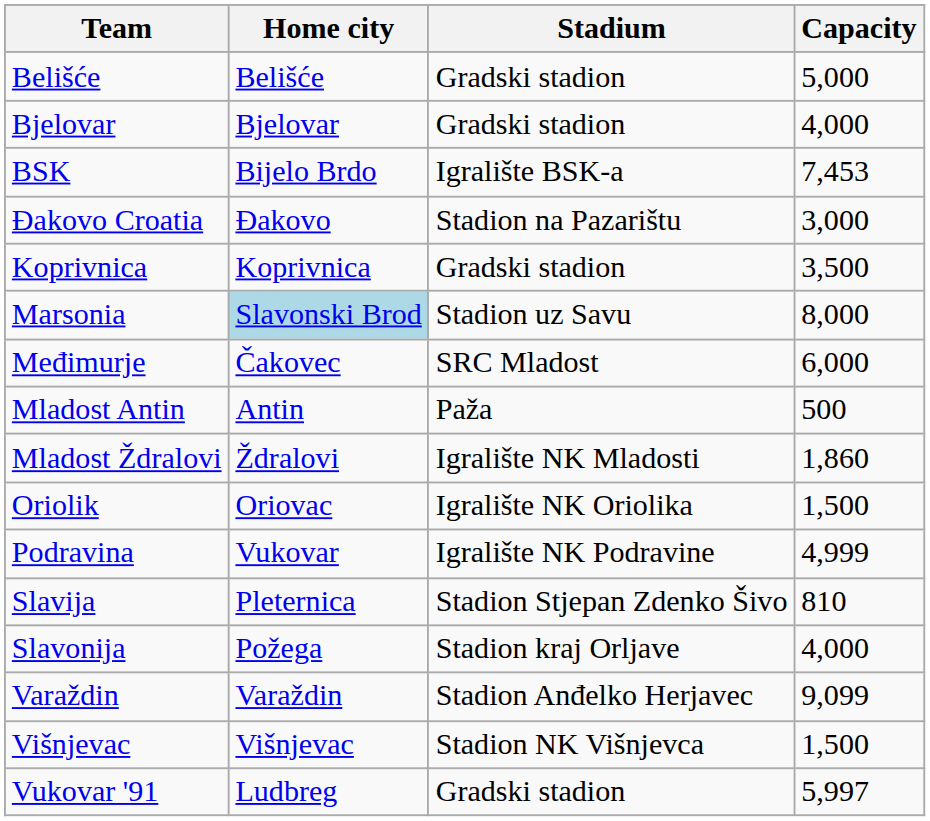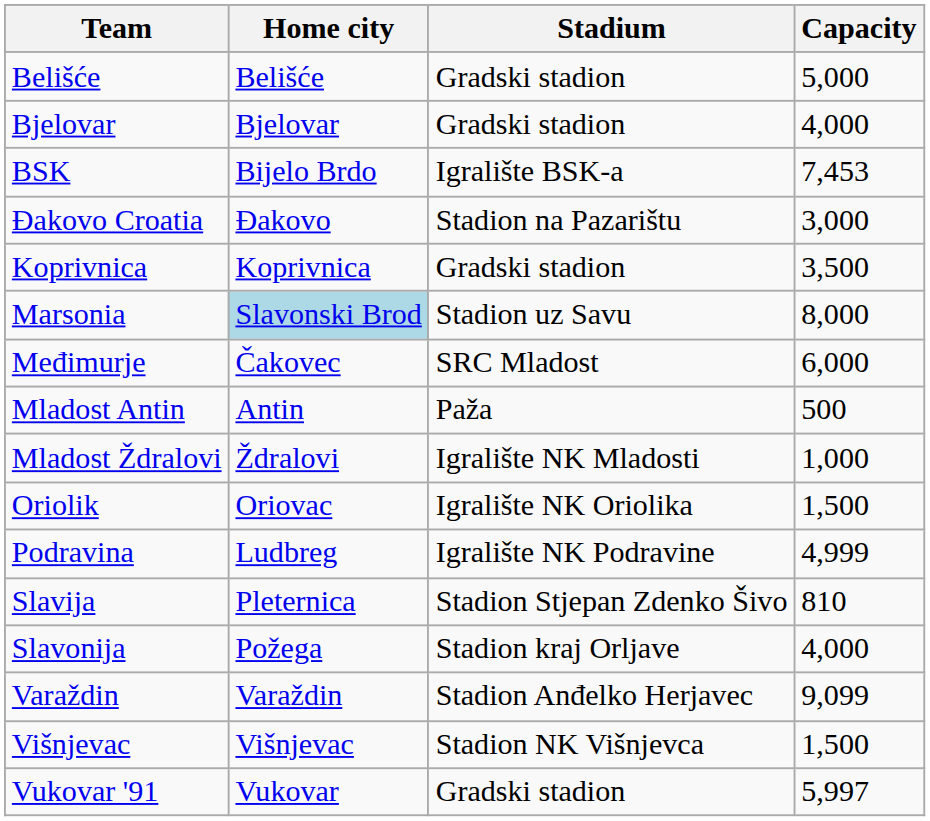(835, 457) 1,860 -> (835, 457) 1,000
(287, 553) Vukovar -> (286, 553) Ludbreg
(286, 791) Ludbreg -> (287, 791) Vukovar
